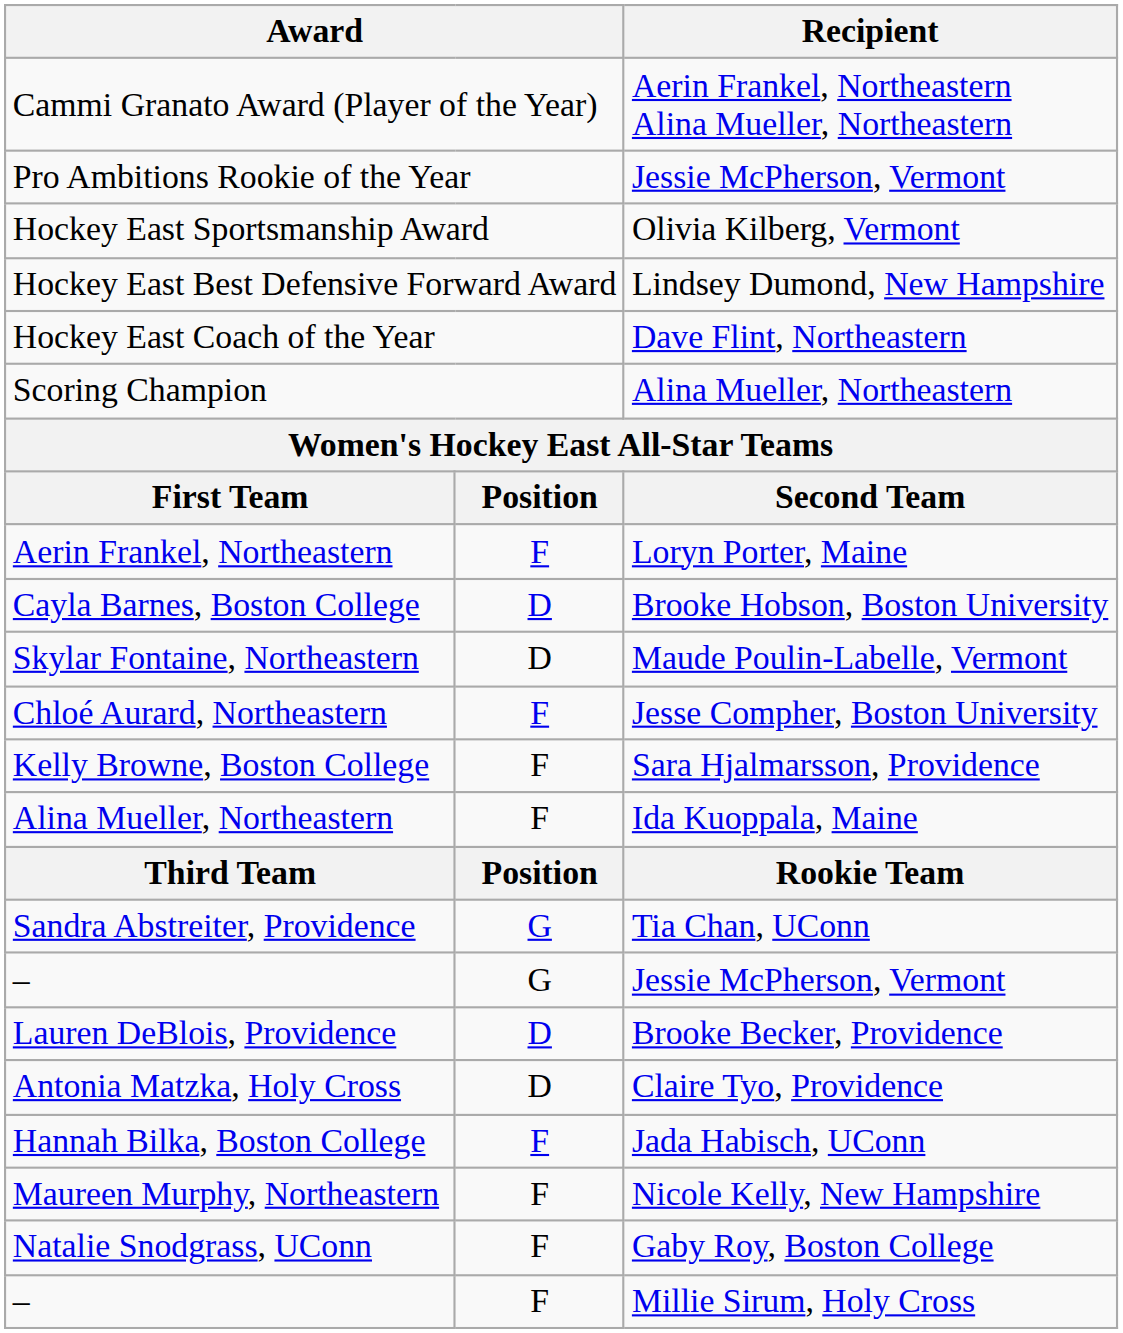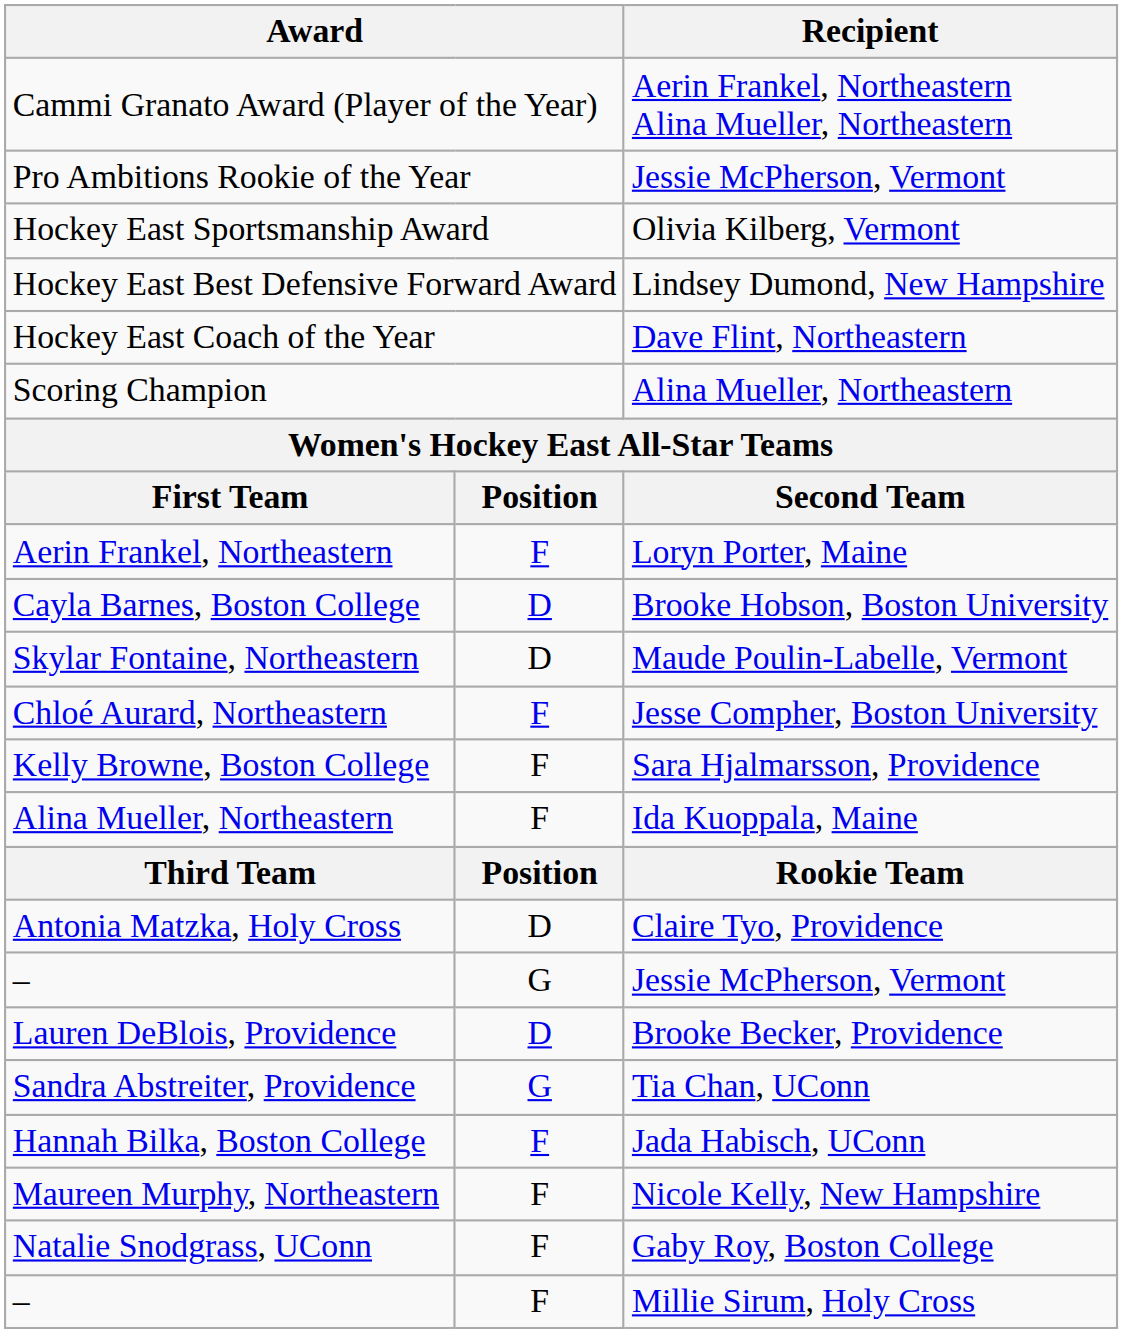rows swapped: (214, 925) <-> (207, 1086)
